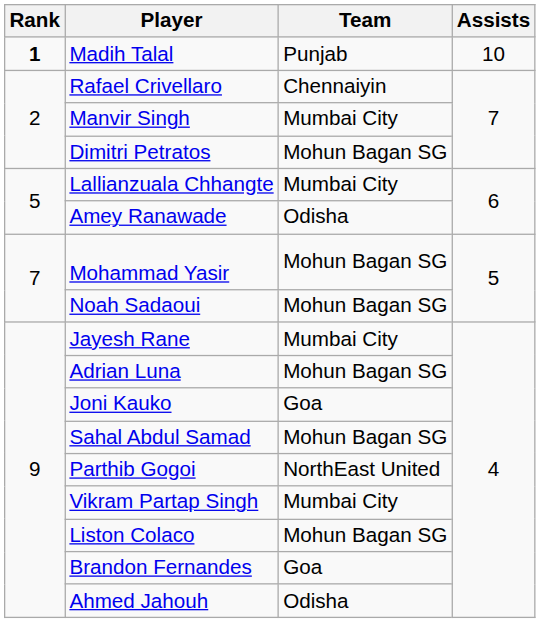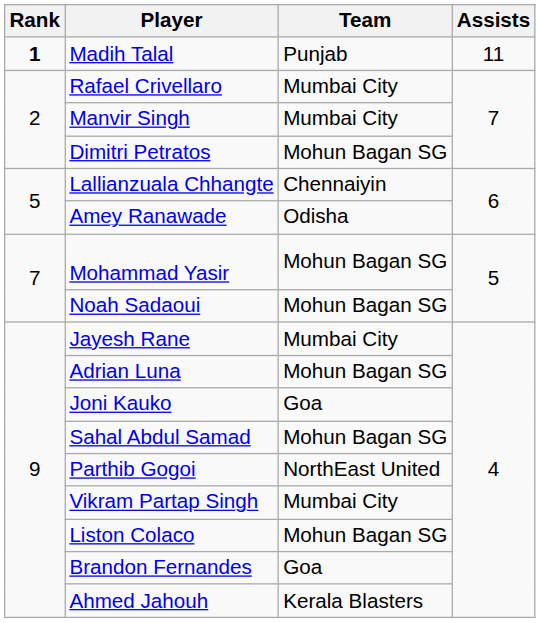(493, 53) 10 -> (493, 53) 11
(335, 86) Chennaiyin -> (341, 86) Mumbai City
(341, 184) Mumbai City -> (335, 184) Chennaiyin
(316, 600) Odisha -> (353, 600) Kerala Blasters
